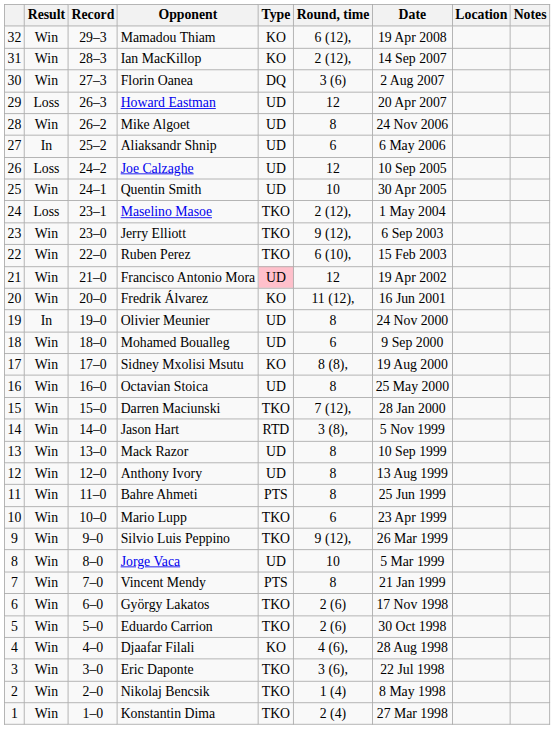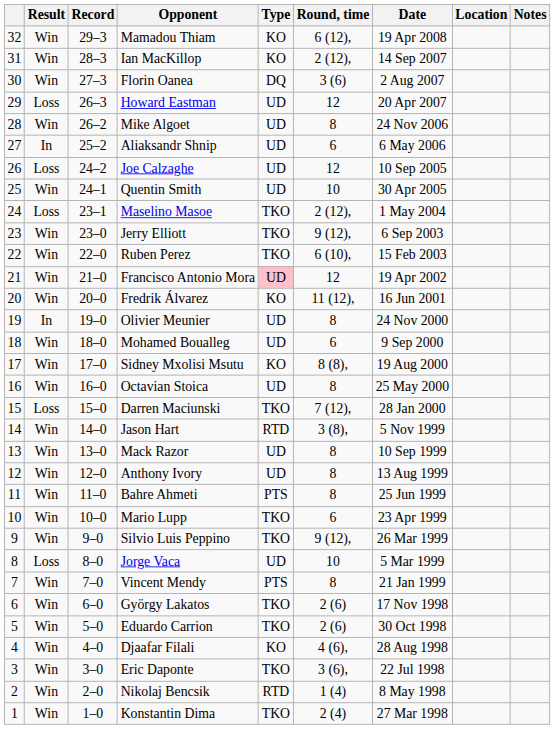(46, 408) Win -> (46, 408) Loss
(46, 560) Win -> (46, 560) Loss
(276, 691) TKO -> (276, 691) RTD
